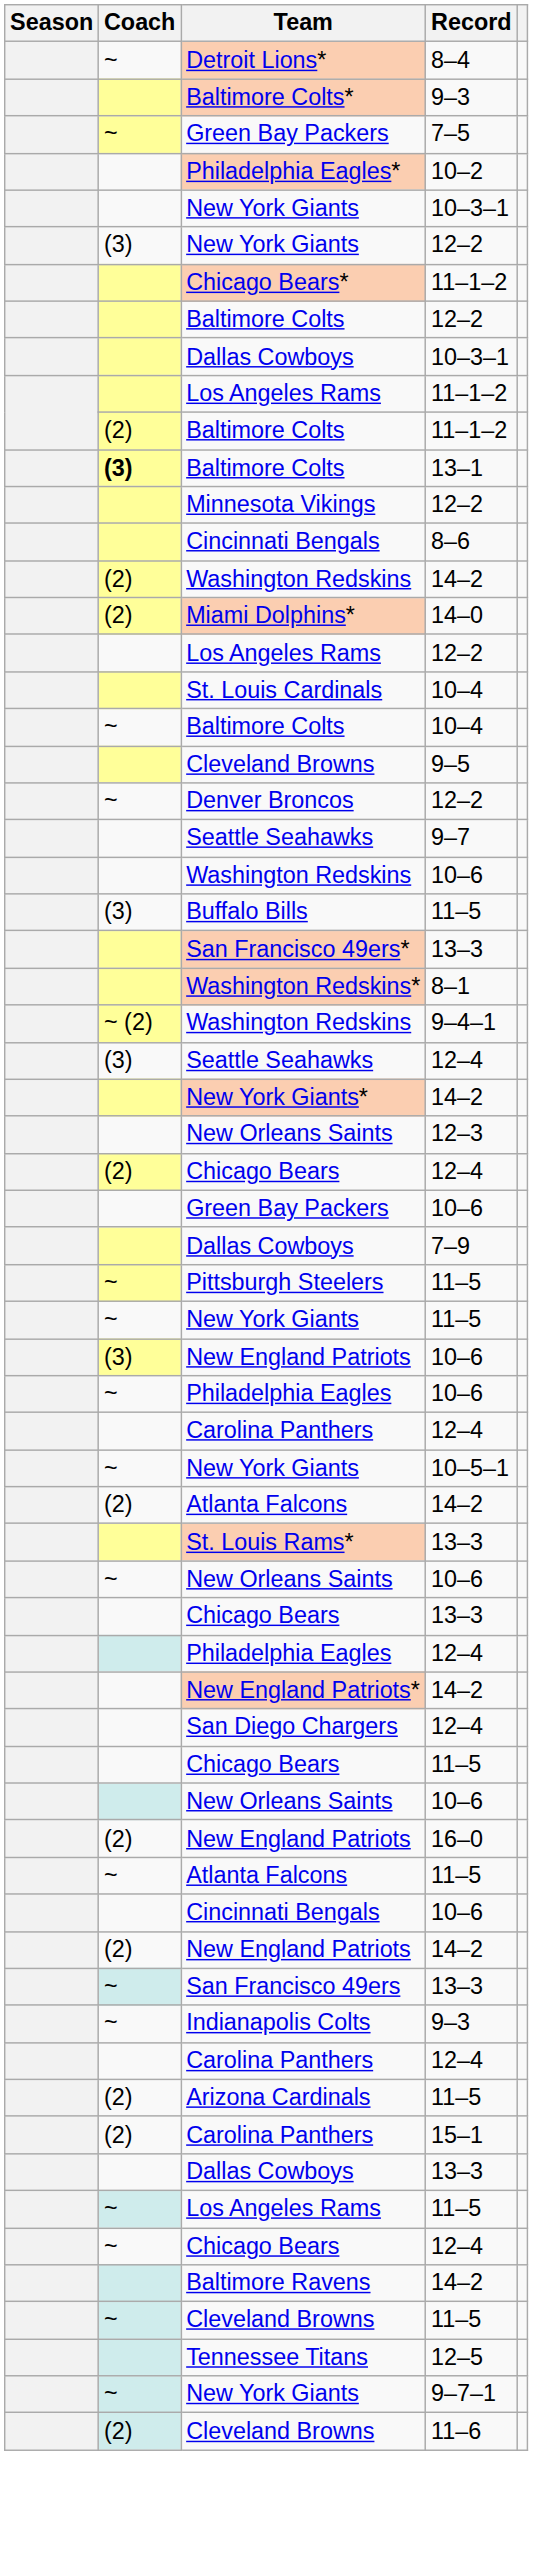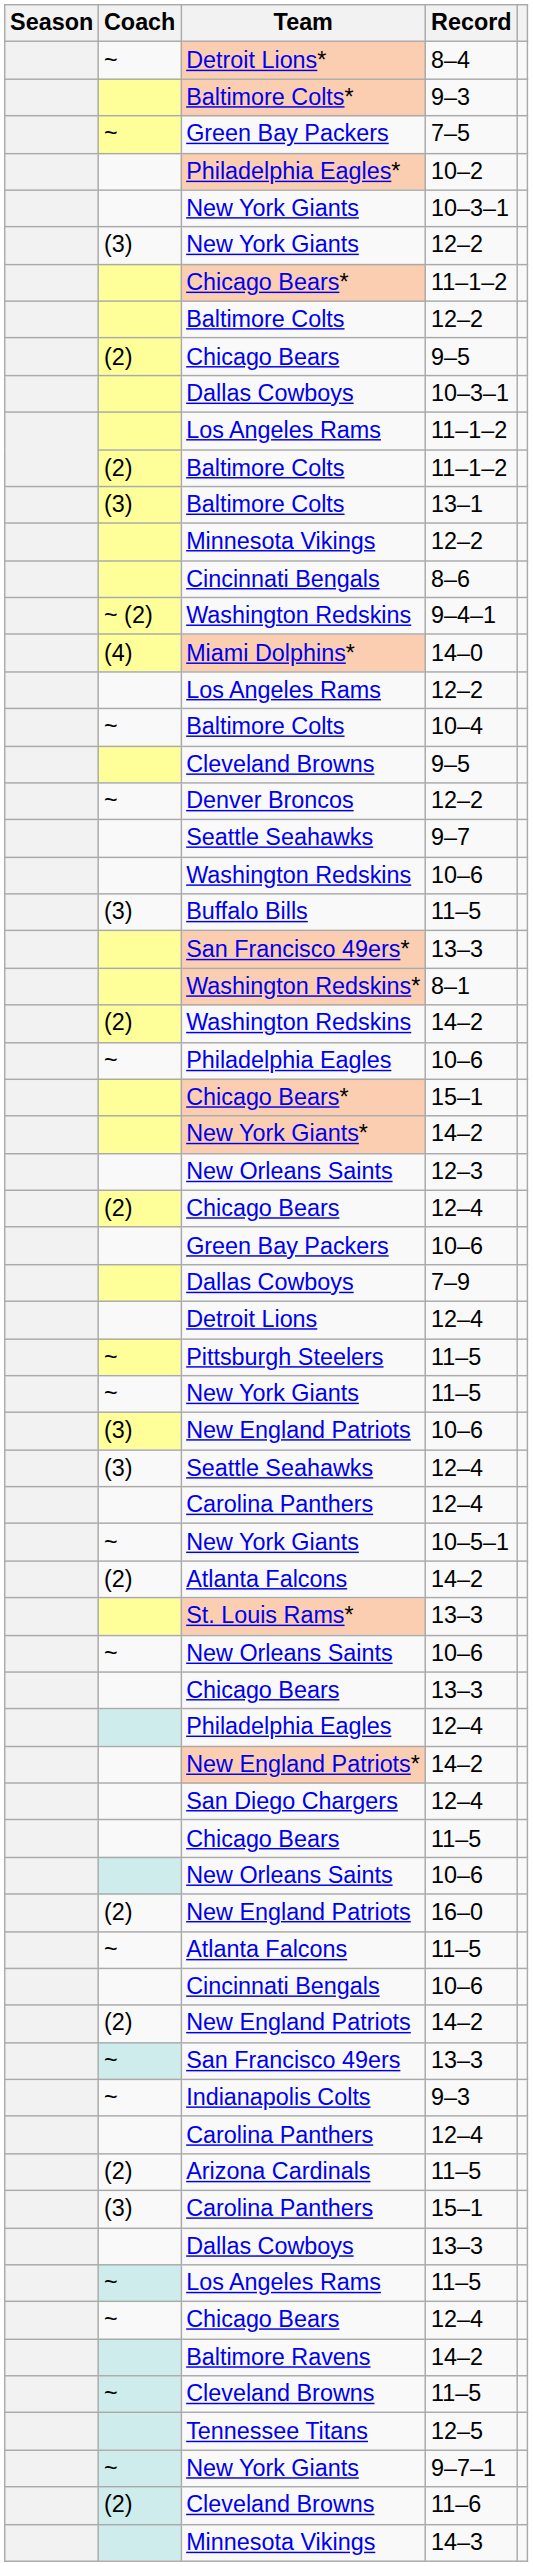+ row: (263, 356)
(118, 467) bold -> (118, 504) normal
rows swapped: (299, 1023) <-> (299, 578)
(118, 615) (2) -> (118, 652) (4)
- row: (284, 689)
rows swapped: (280, 1060) <-> (289, 1393)
+ row: (267, 1097)
+ row: (252, 1319)
(118, 2134) (2) -> (118, 2208) (3)
+ row: (281, 2542)
